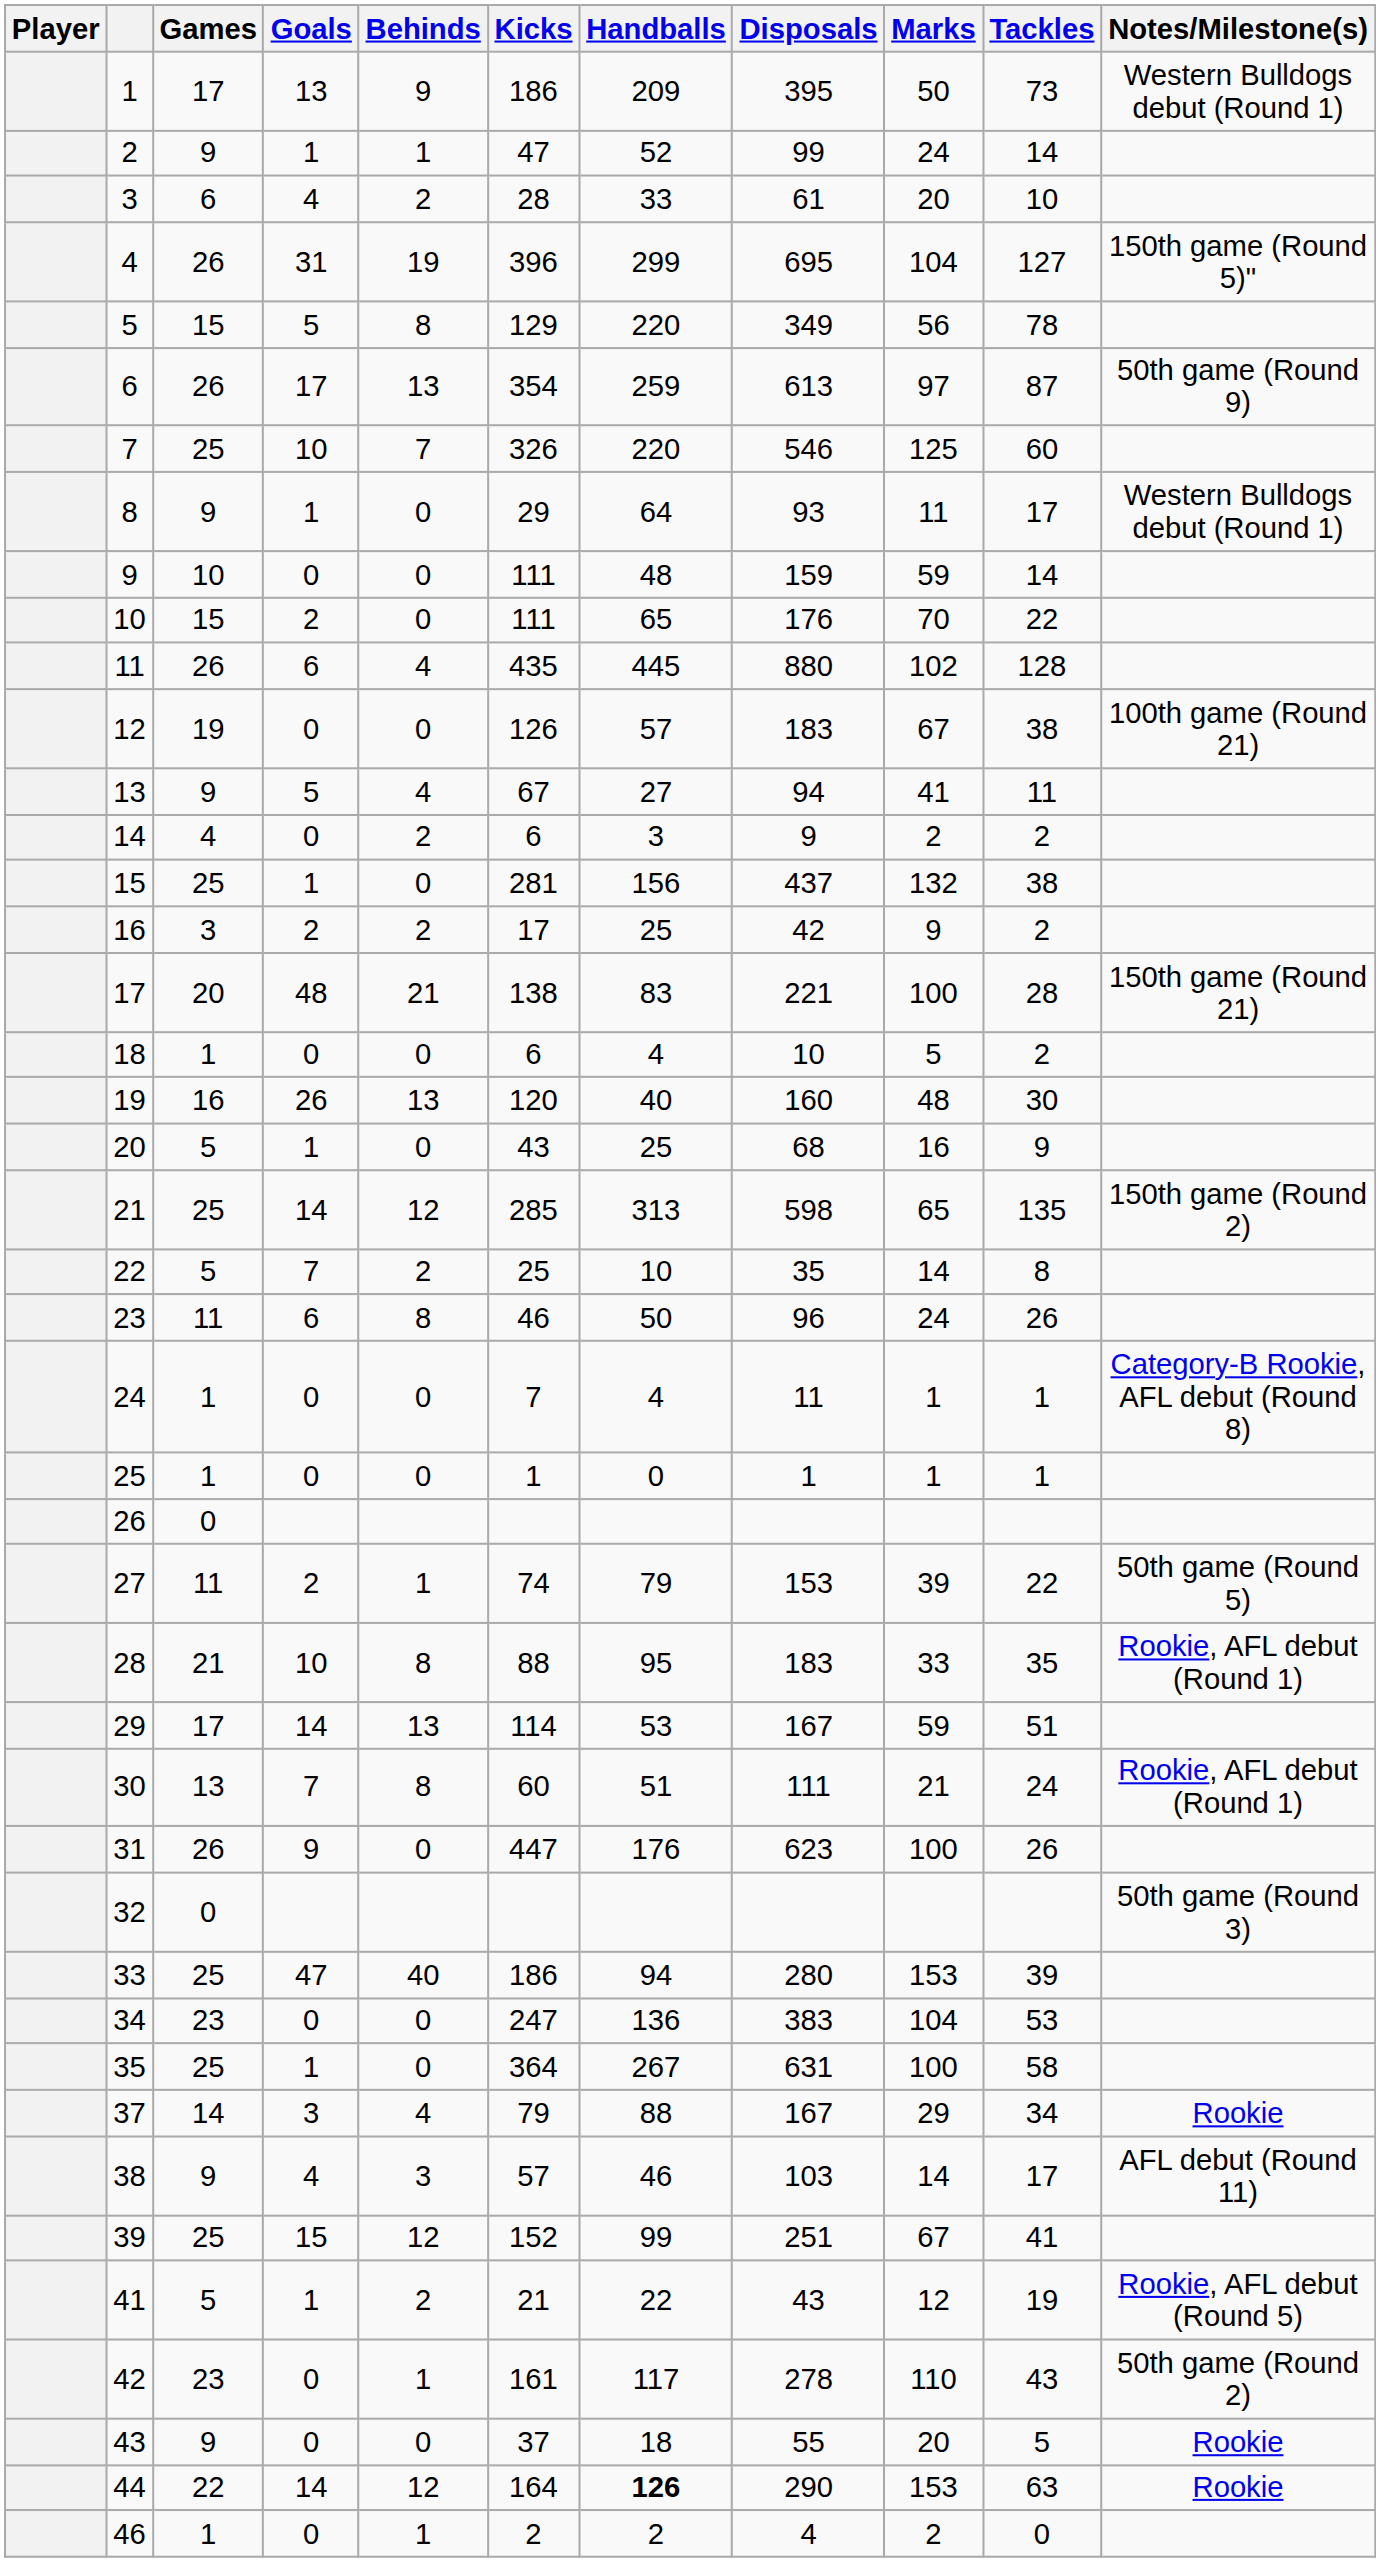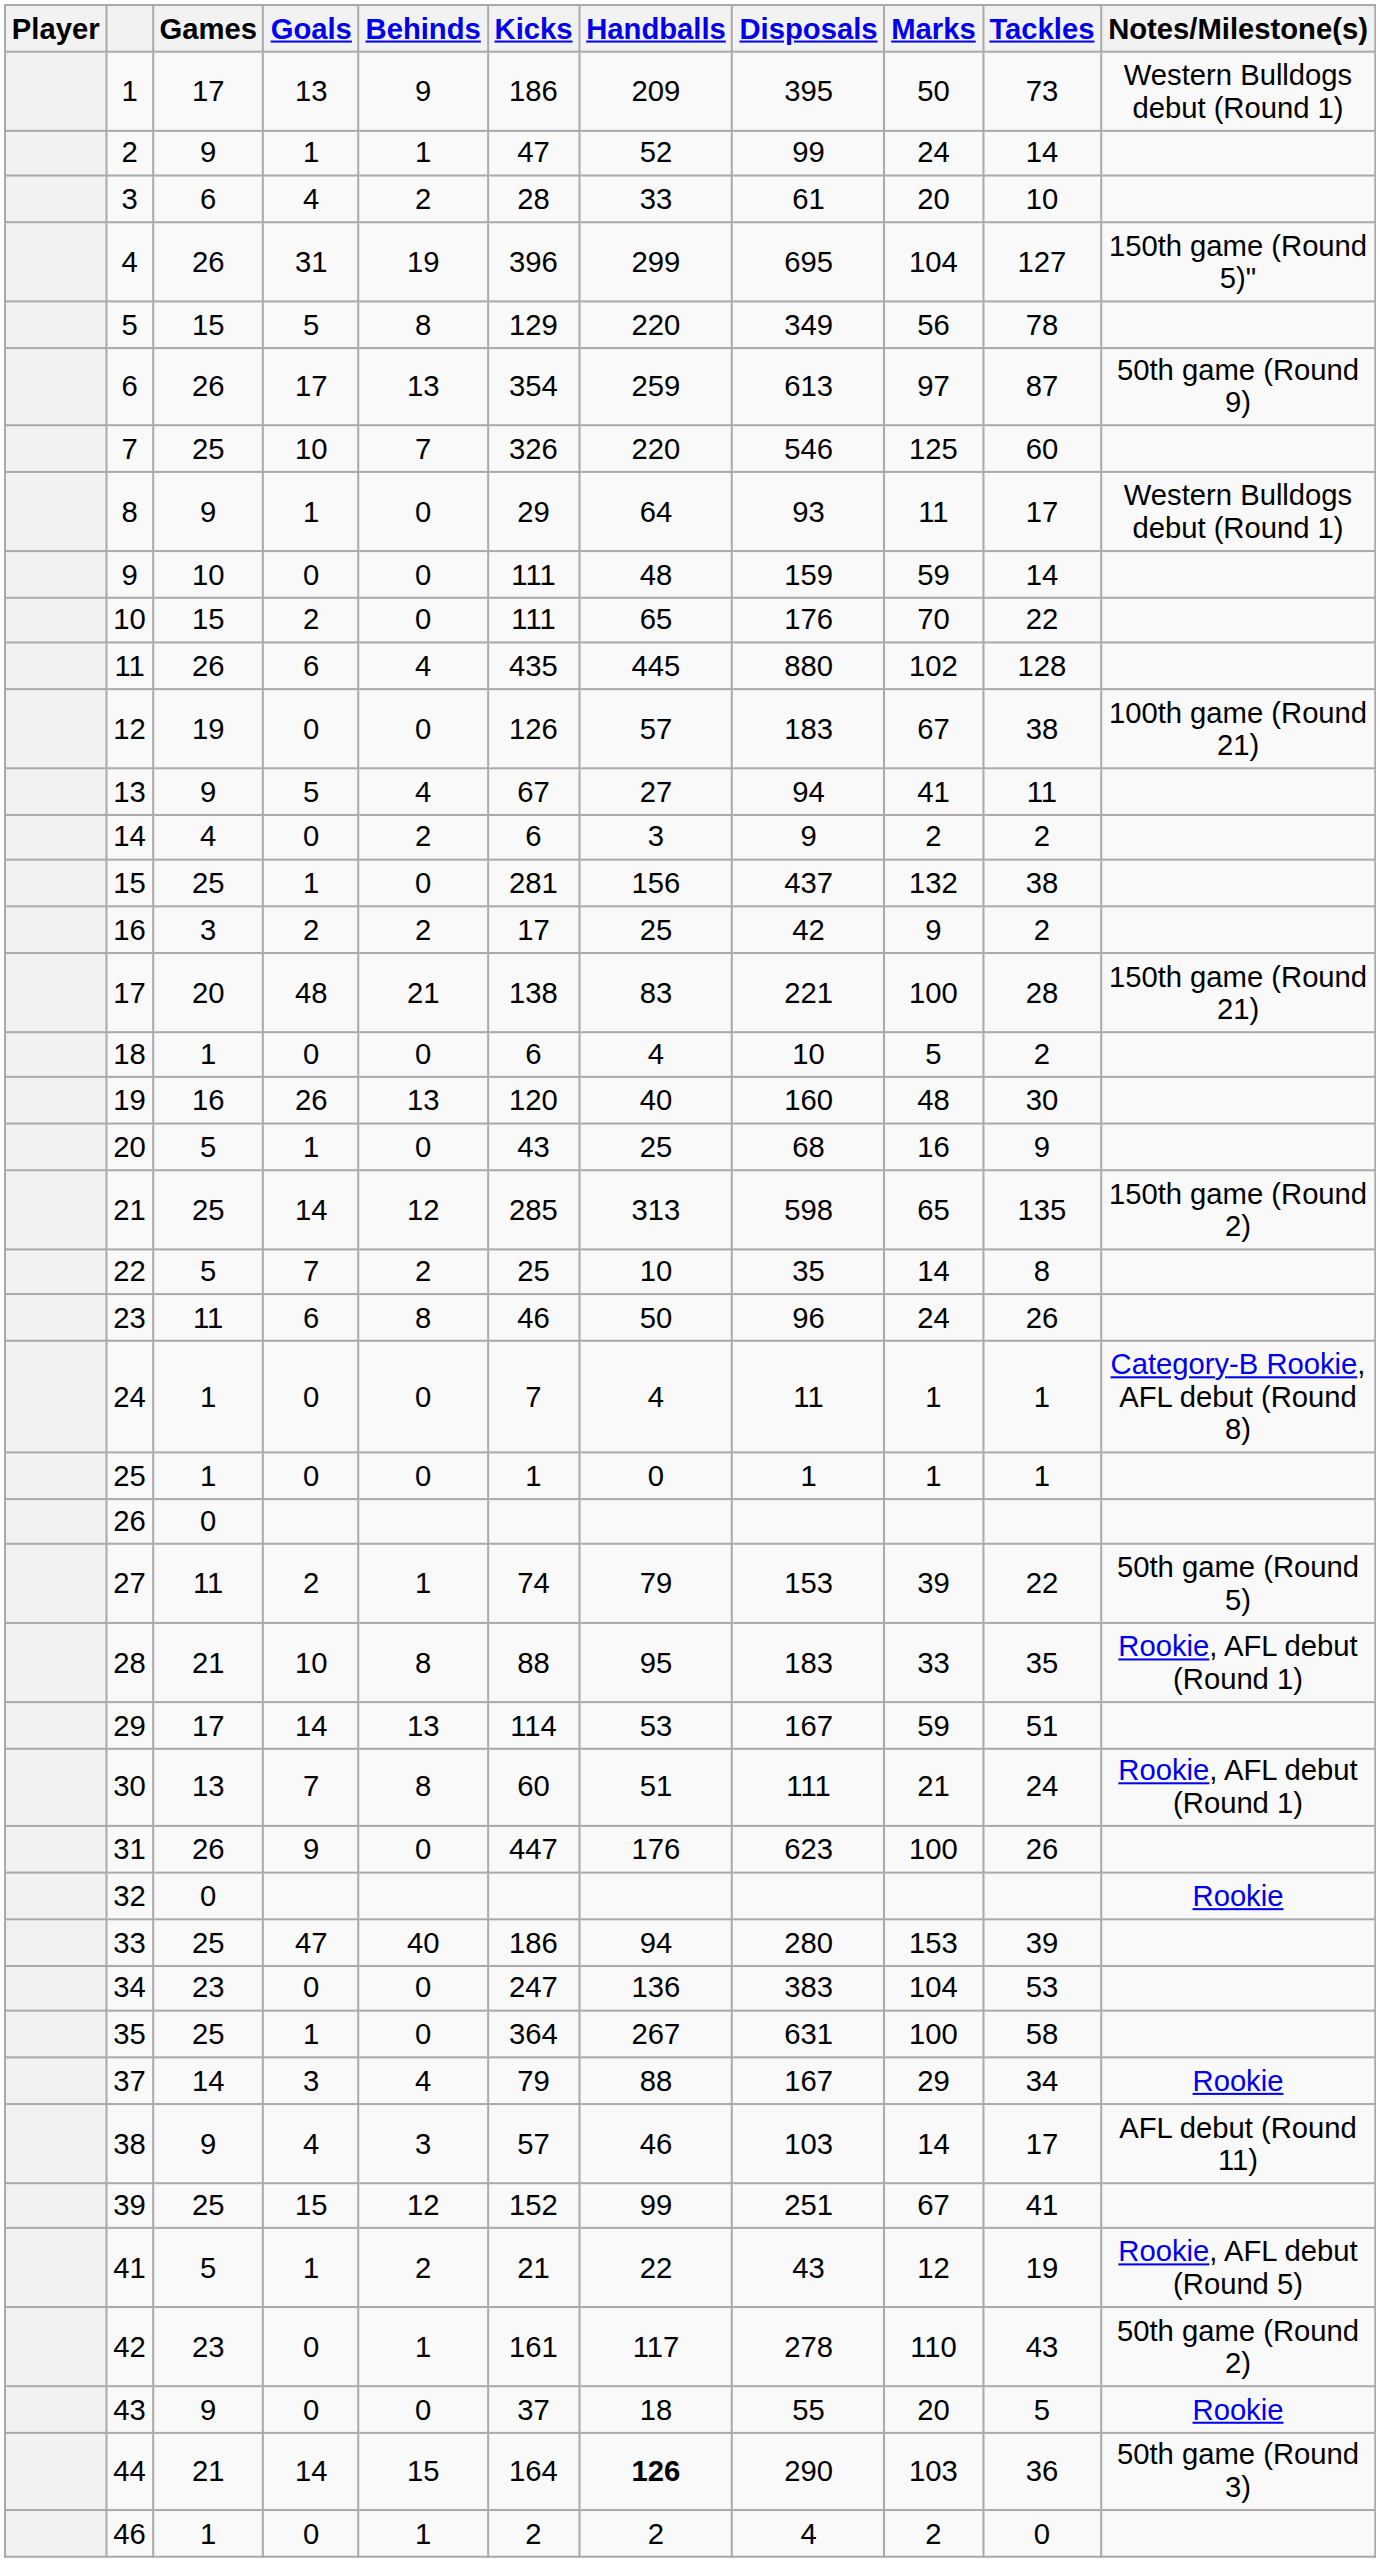(1238, 1912) 50th game (Round 3) -> (1238, 1896) Rookie
(208, 2488) 22 -> (208, 2472) 21
(423, 2488) 12 -> (423, 2472) 15
(933, 2488) 153 -> (933, 2472) 103
(1042, 2488) 63 -> (1042, 2472) 36
(1238, 2488) Rookie -> (1238, 2472) 50th game (Round 3)
